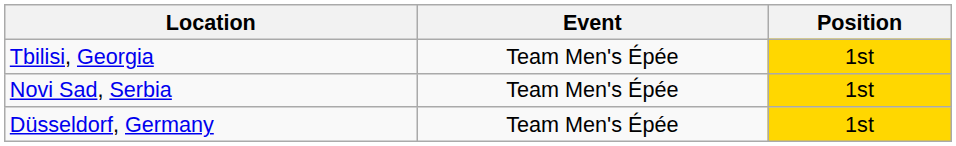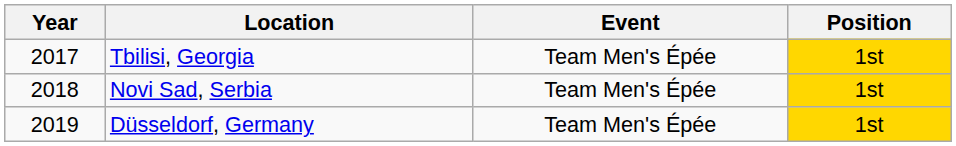+ column: (55, 22)
